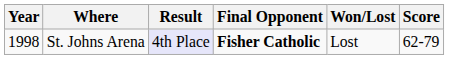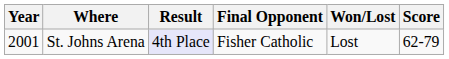(24, 41) 1998 -> (24, 41) 2001
(269, 41) bold -> (265, 41) normal
